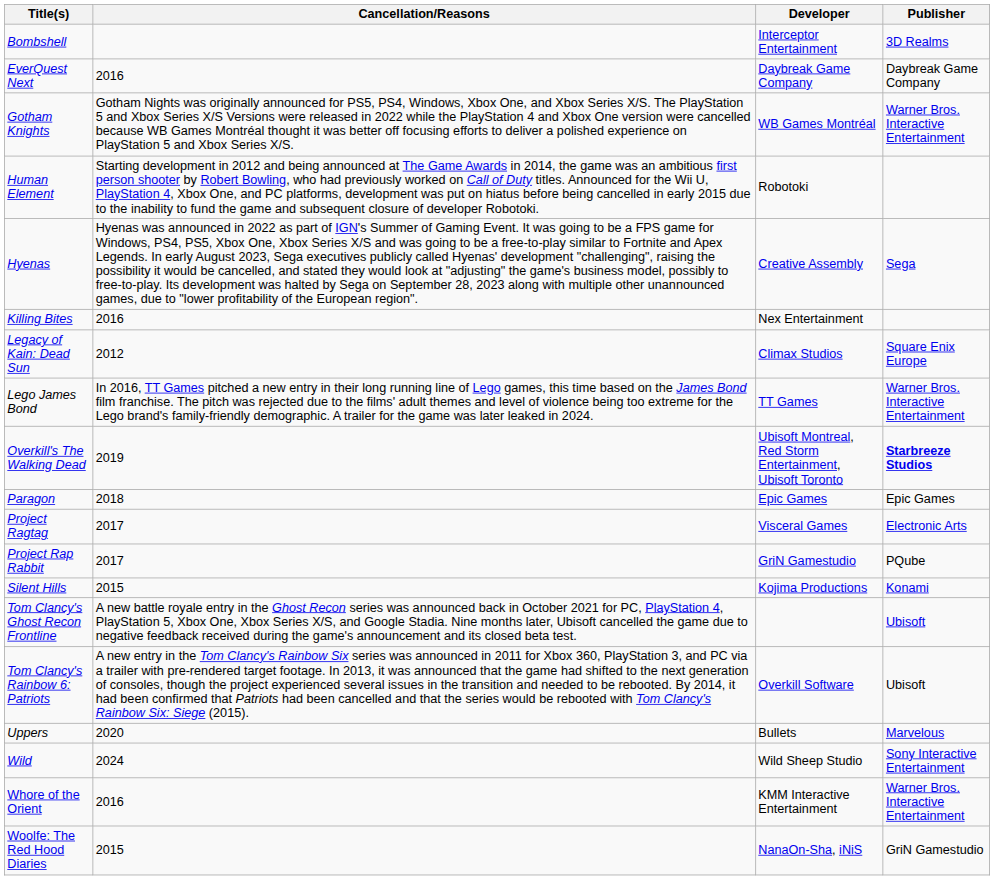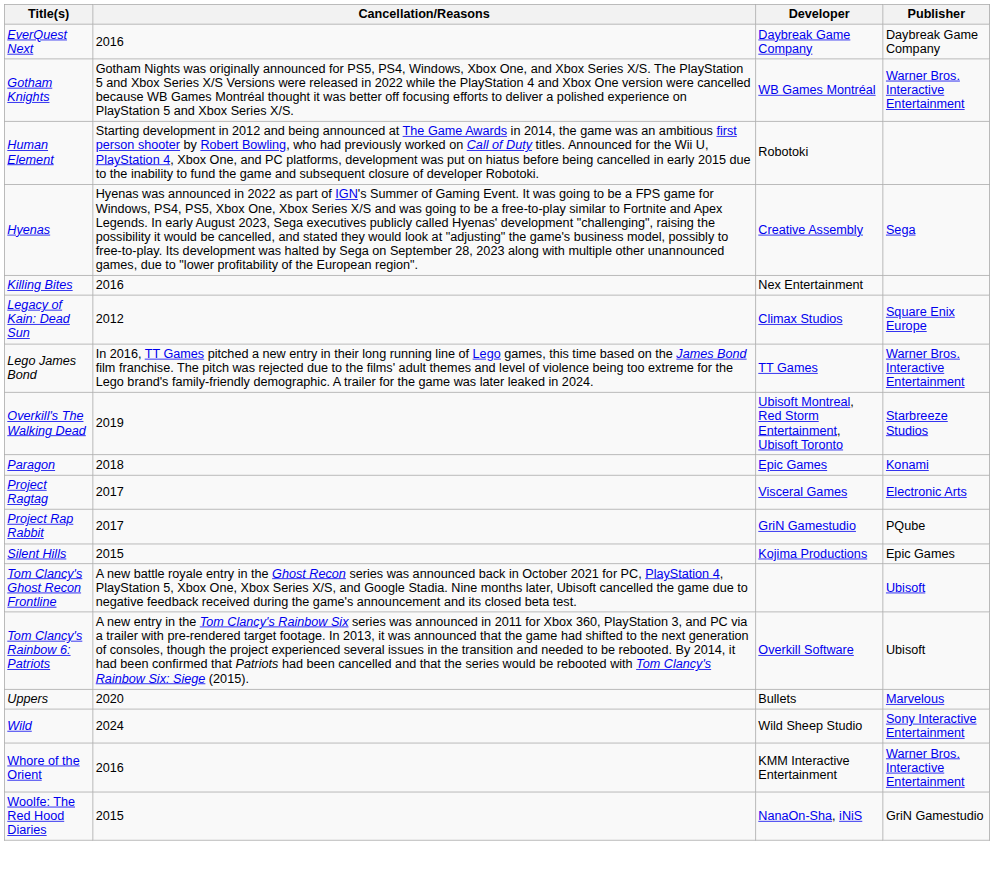- row: (37, 41)
(918, 458) bold -> (917, 423) normal
(920, 499) Epic Games -> (907, 465) Konami
(907, 587) Konami -> (920, 553) Epic Games
